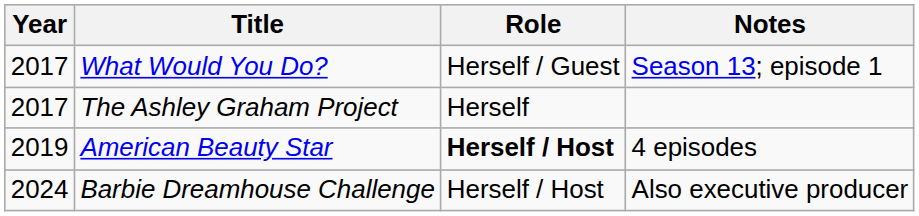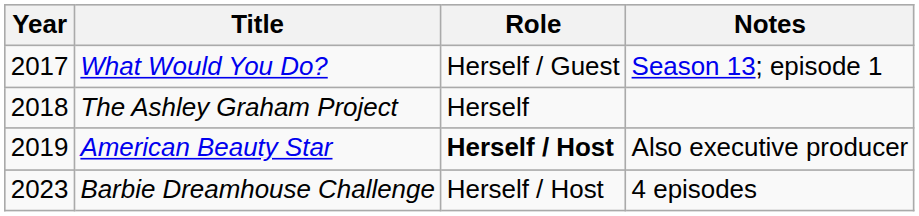(40, 107) 2017 -> (40, 107) 2018
(694, 148) 4 episodes -> (770, 148) Also executive producer
(40, 189) 2024 -> (40, 189) 2023
(770, 189) Also executive producer -> (694, 189) 4 episodes
